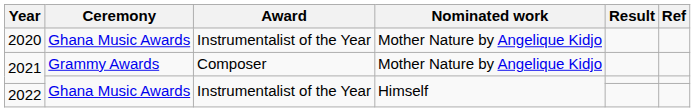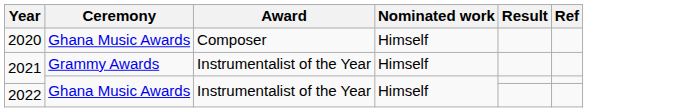(284, 40) Instrumentalist of the Year -> (232, 40) Composer
(490, 40) Mother Nature by Angelique Kidjo -> (403, 40) Himself
(232, 64) Composer -> (284, 64) Instrumentalist of the Year
(490, 64) Mother Nature by Angelique Kidjo -> (403, 64) Himself
